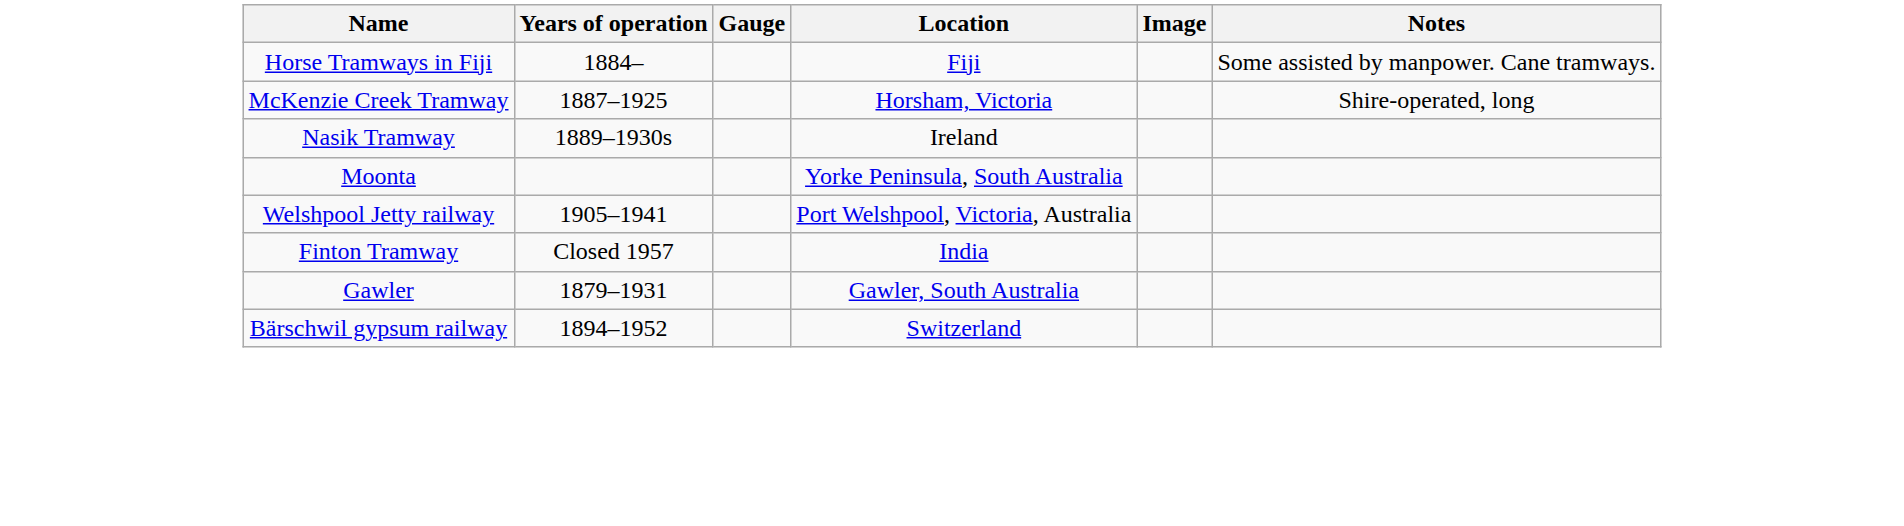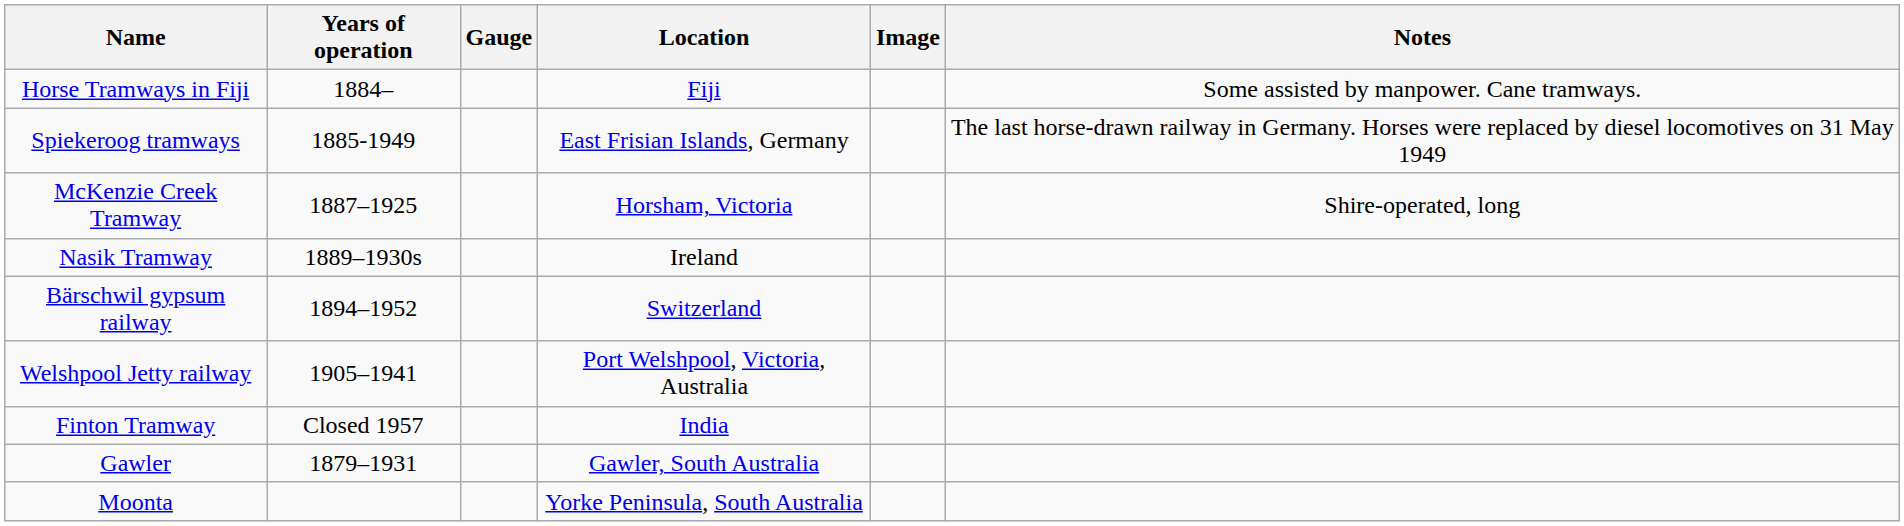+ row: (136, 140)
rows swapped: (379, 328) <-> (379, 175)
